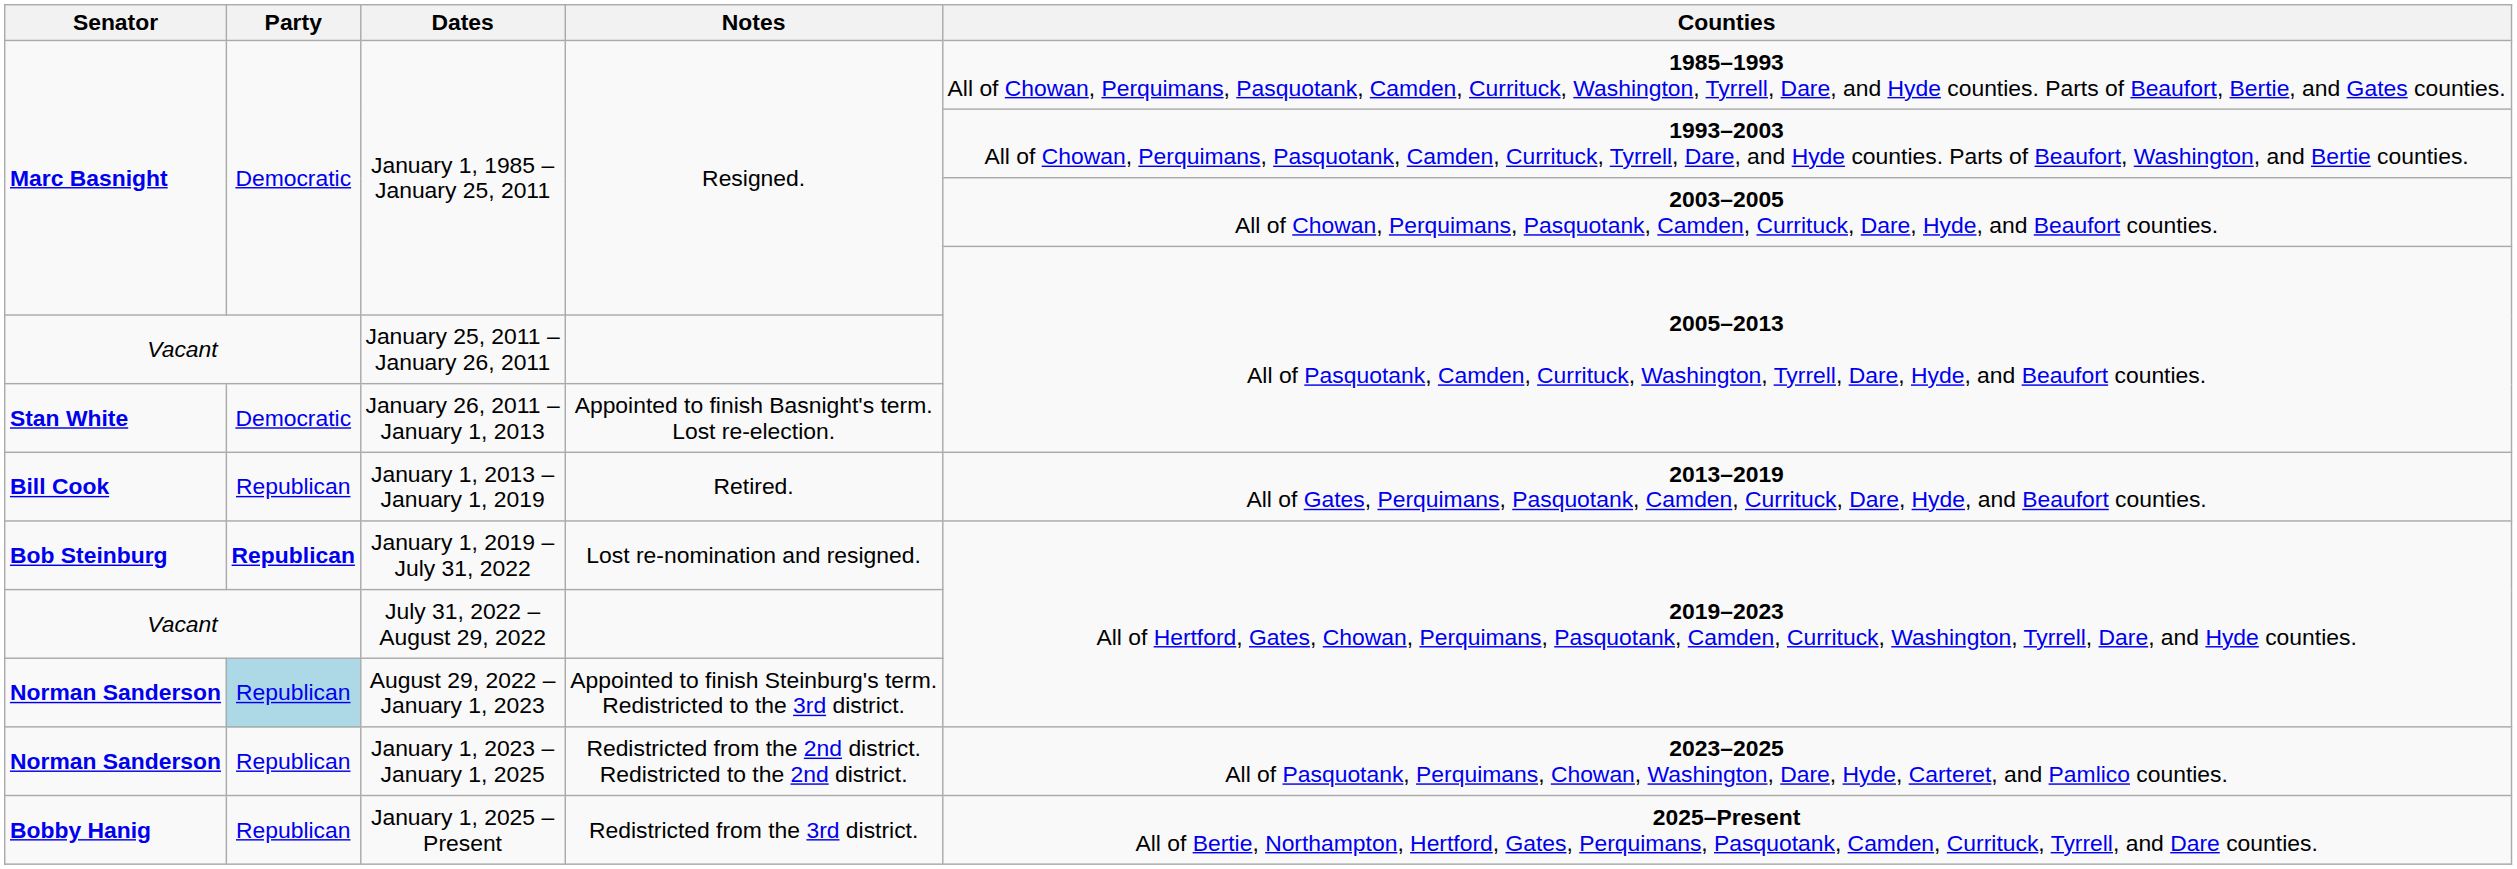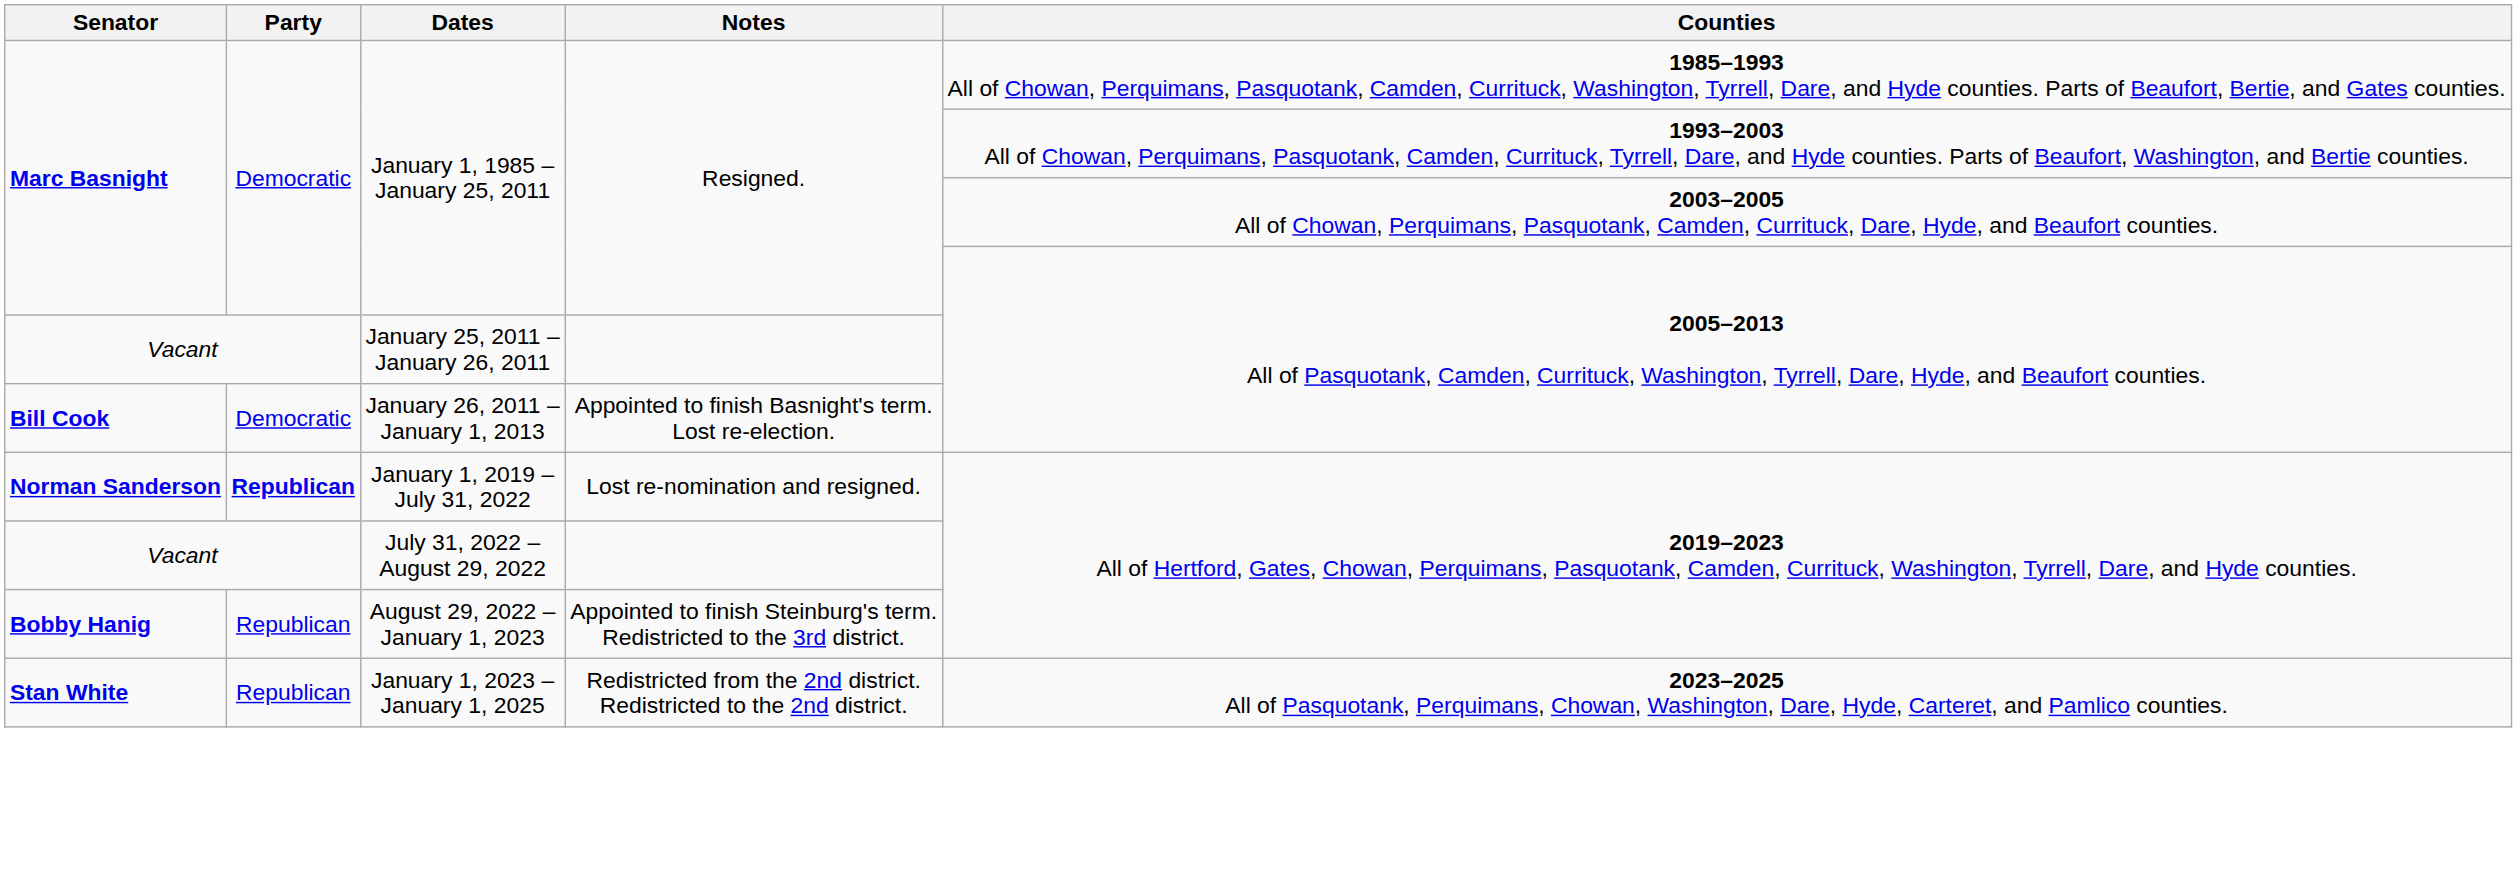(69, 418) Stan White -> (60, 418) Bill Cook
- row: (463, 486)
(89, 555) Bob Steinburg -> (116, 486) Norman Sanderson
(116, 692) Norman Sanderson -> (81, 624) Bobby Hanig
(293, 692) lightblue background -> (293, 624) no background
(116, 761) Norman Sanderson -> (69, 692) Stan White
- row: (463, 830)
